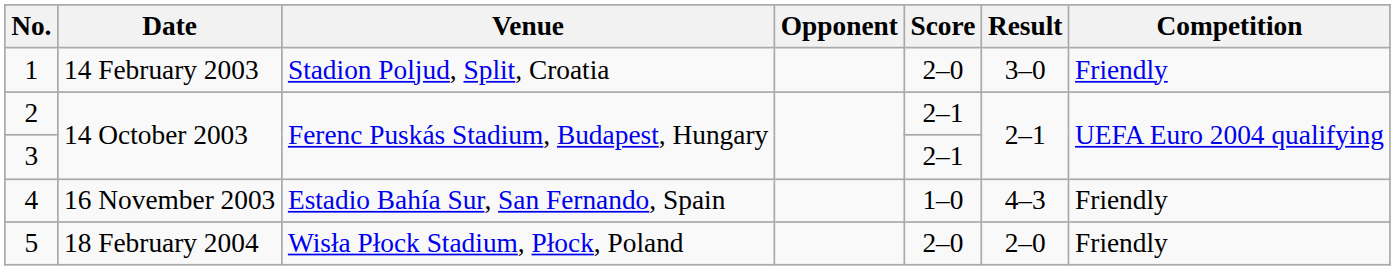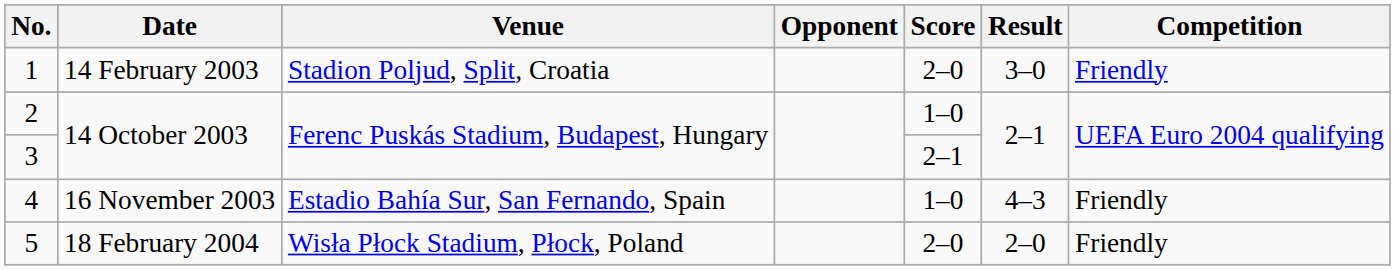(943, 112) 2–1 -> (943, 112) 1–0
